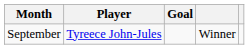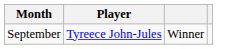- column: (180, 14)
